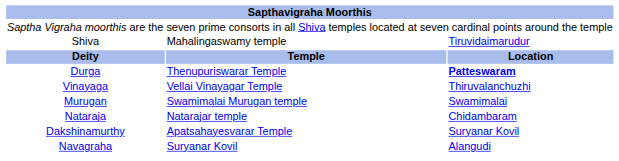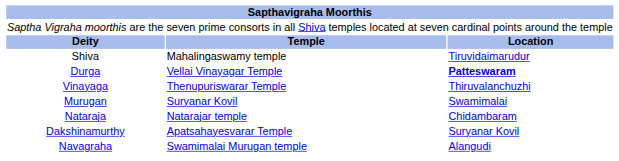rows swapped: (85, 57) <-> (85, 42)
(226, 72) Thenupuriswarar Temple -> (225, 72) Vellai Vinayagar Temple
(225, 87) Vellai Vinayagar Temple -> (226, 87) Thenupuriswarar Temple
(237, 102) Swamimalai Murugan temple -> (202, 102) Suryanar Kovil
(202, 146) Suryanar Kovil -> (237, 146) Swamimalai Murugan temple
